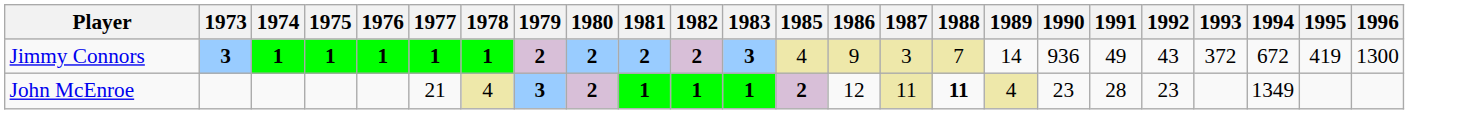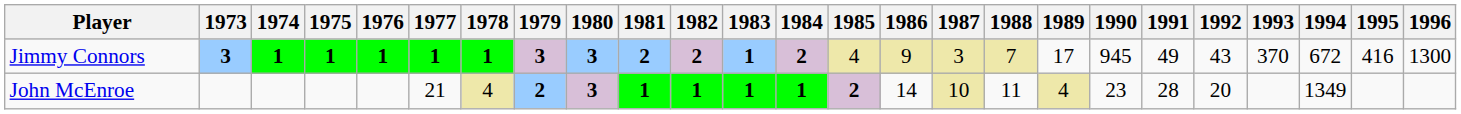+ column: (802, 21)
(540, 55) 2 -> (540, 55) 3
(592, 55) 2 -> (592, 55) 3
(749, 55) 3 -> (749, 55) 1
(1011, 55) 14 -> (1063, 55) 17
(1063, 55) 936 -> (1116, 55) 945
(1220, 55) 372 -> (1273, 55) 370
(1325, 55) 419 -> (1378, 55) 416
(540, 90) 3 -> (540, 90) 2
(592, 90) 2 -> (592, 90) 3
(854, 90) 12 -> (906, 90) 14
(906, 90) 11 -> (959, 90) 10
(959, 90) bold -> (1011, 90) normal
(1168, 90) 23 -> (1220, 90) 20
